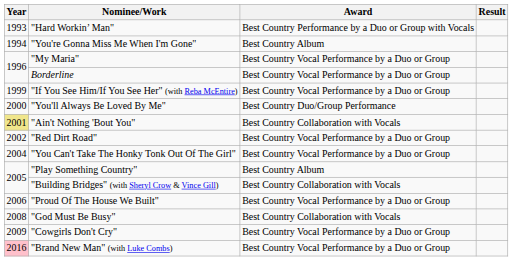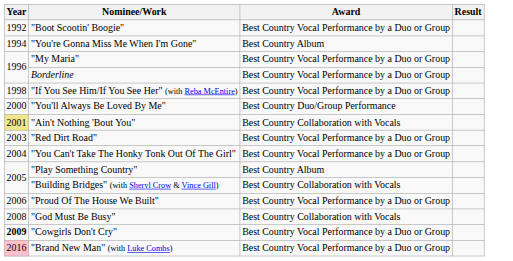+ row: (78, 28)
- row: (72, 28)
(17, 91) 1999 -> (17, 91) 1998
(17, 138) 2002 -> (17, 138) 2003
(17, 232) normal -> (17, 232) bold
